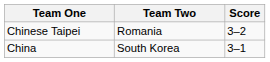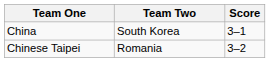rows swapped: (44, 31) <-> (22, 48)
